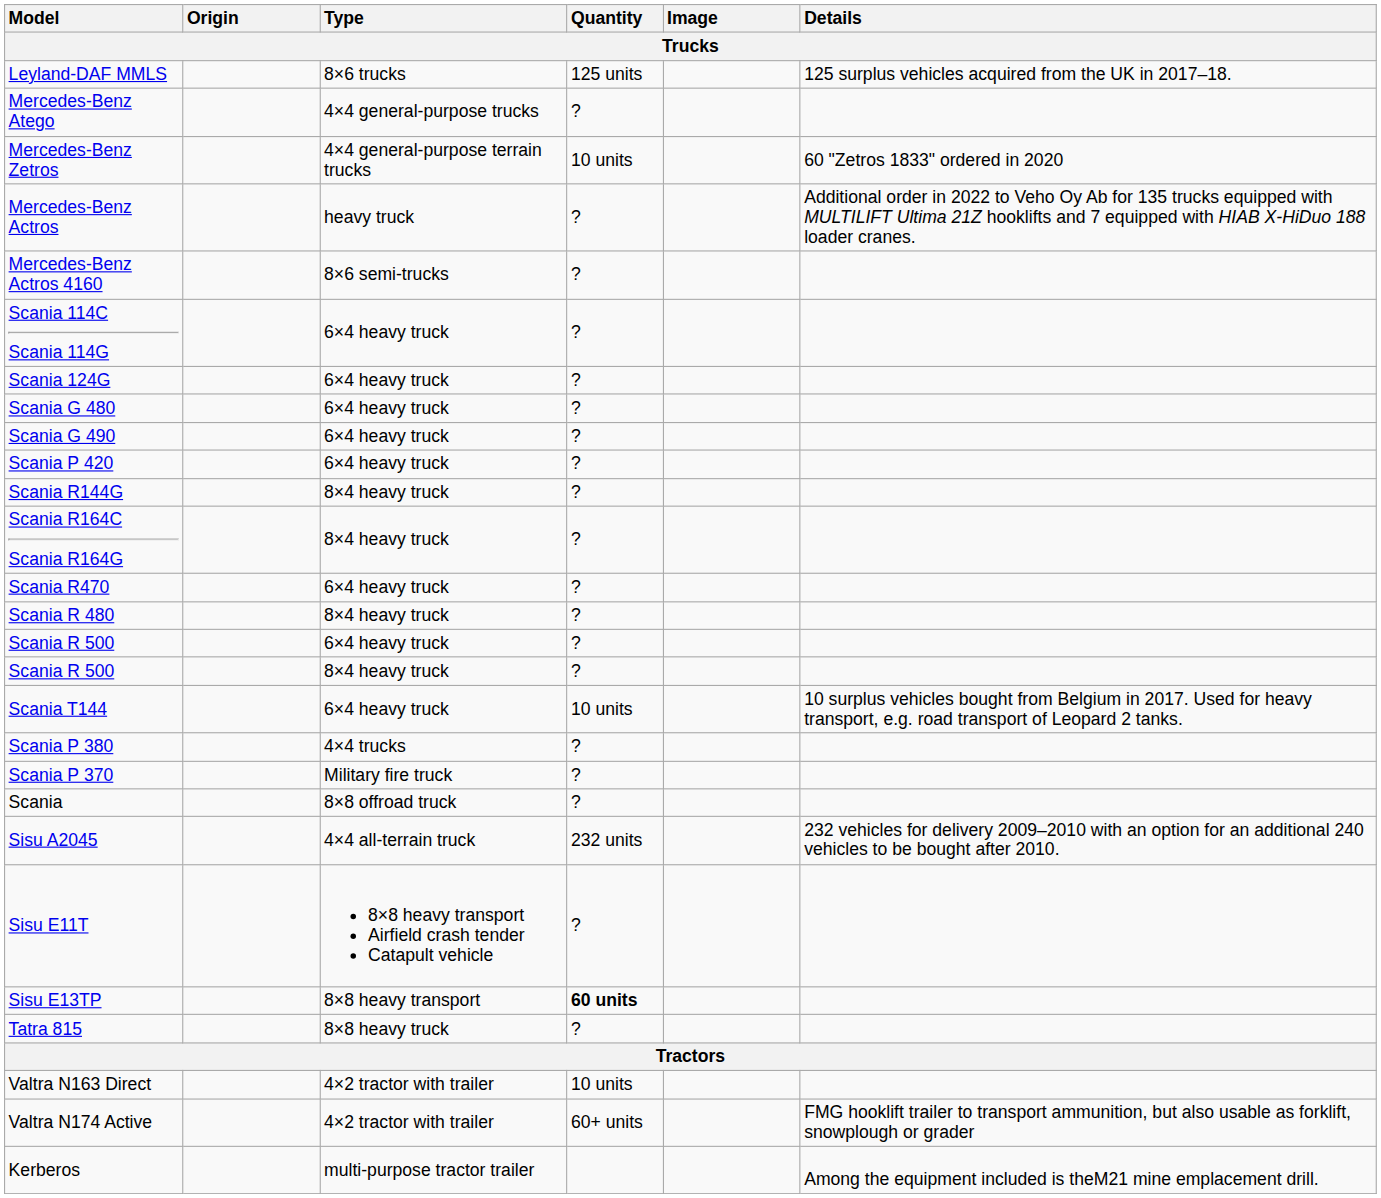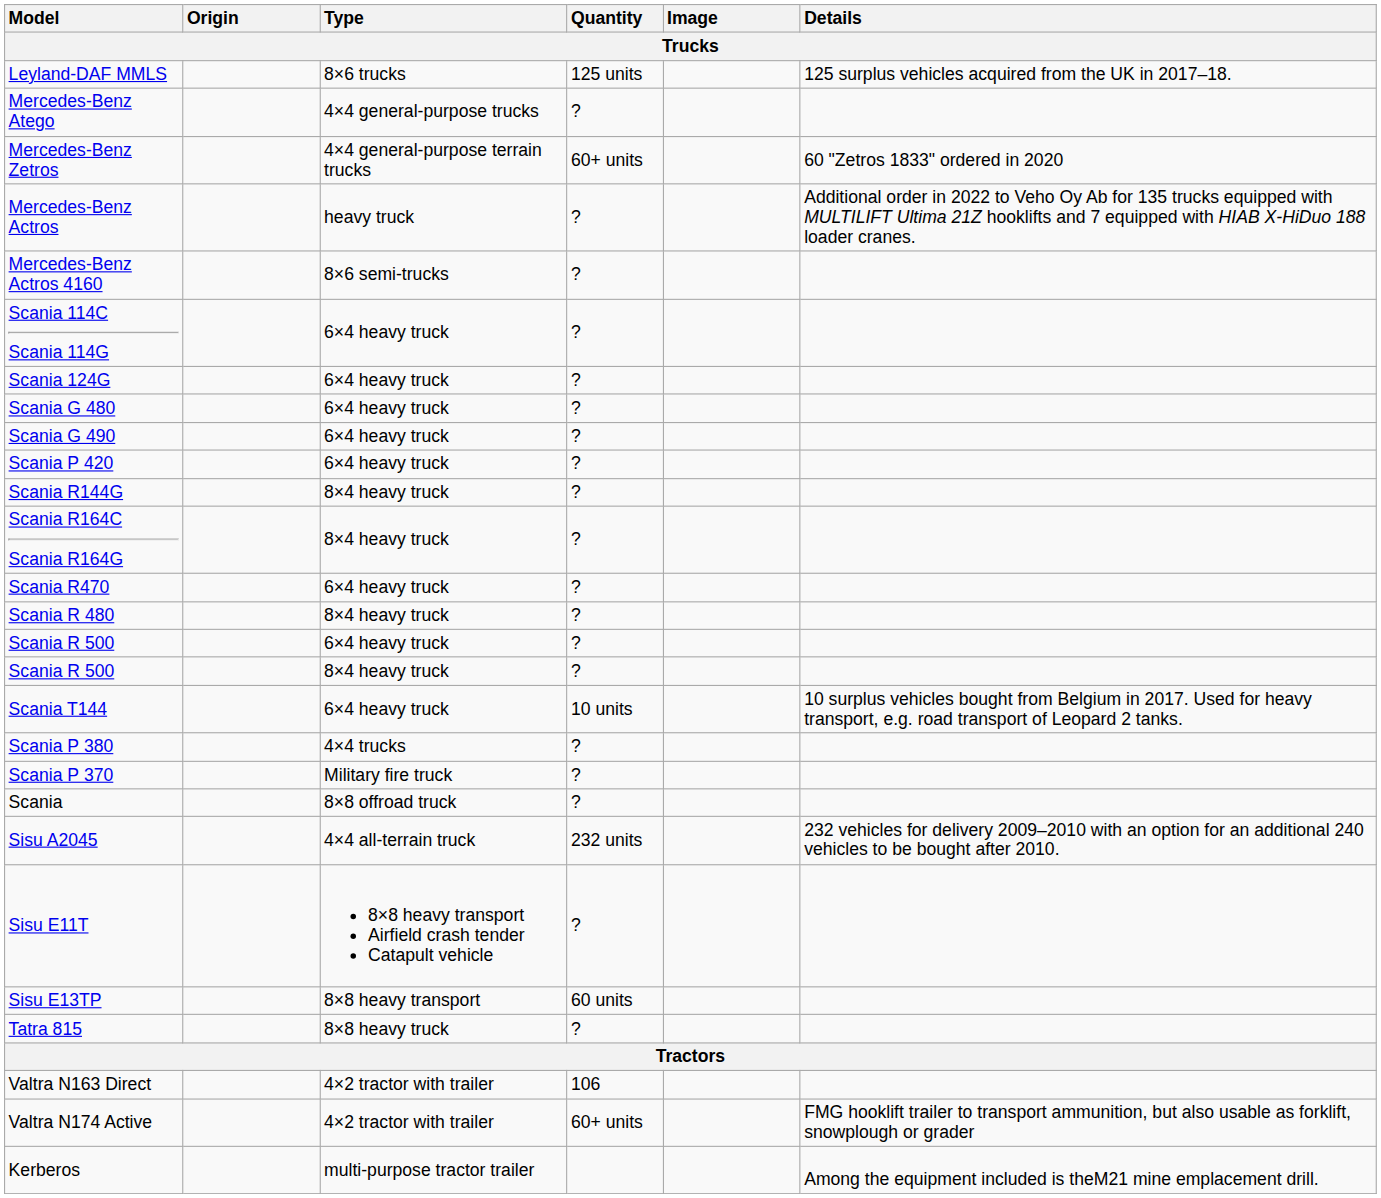(602, 159) 10 units -> (607, 159) 60+ units
(604, 1000) bold -> (602, 1000) normal
(602, 1084) 10 units -> (586, 1084) 106
